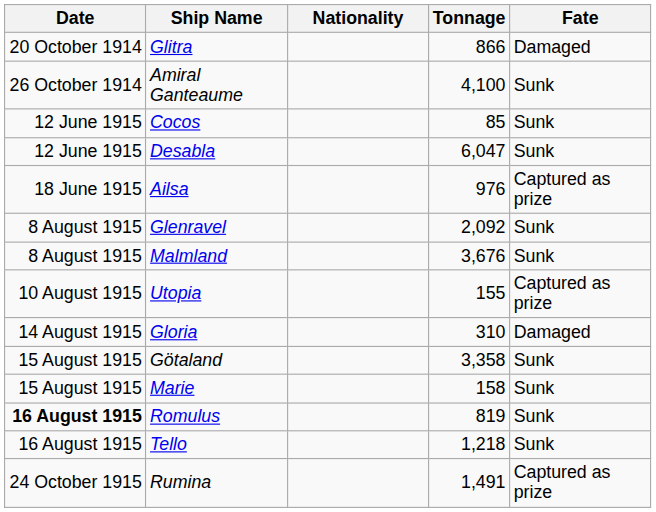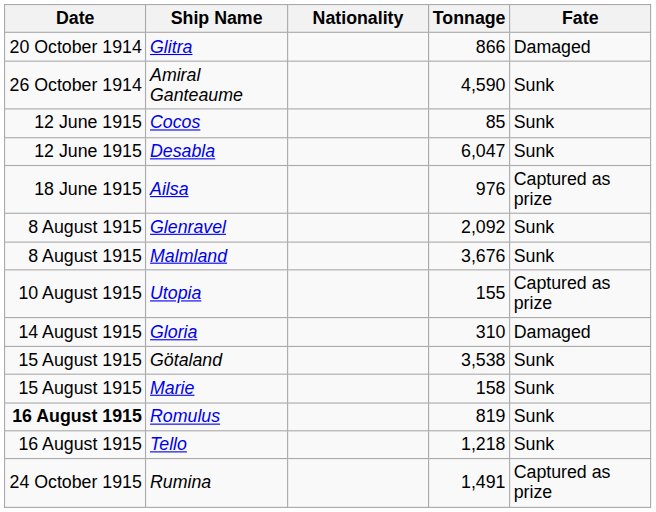(483, 84) 4,100 -> (483, 84) 4,590
(483, 360) 3,358 -> (483, 360) 3,538
